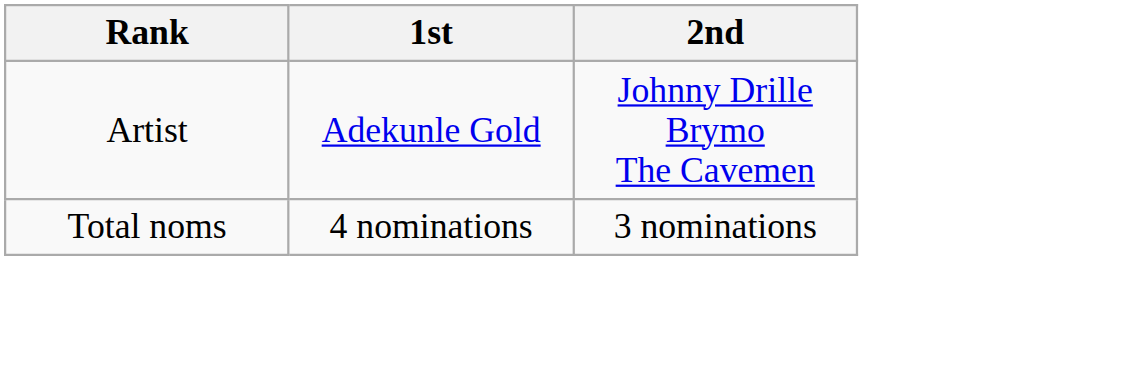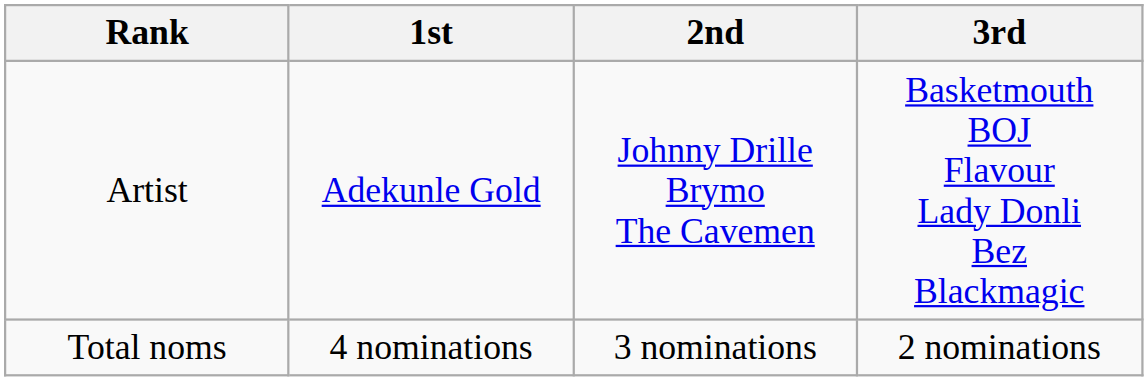+ column: (999, 32)
